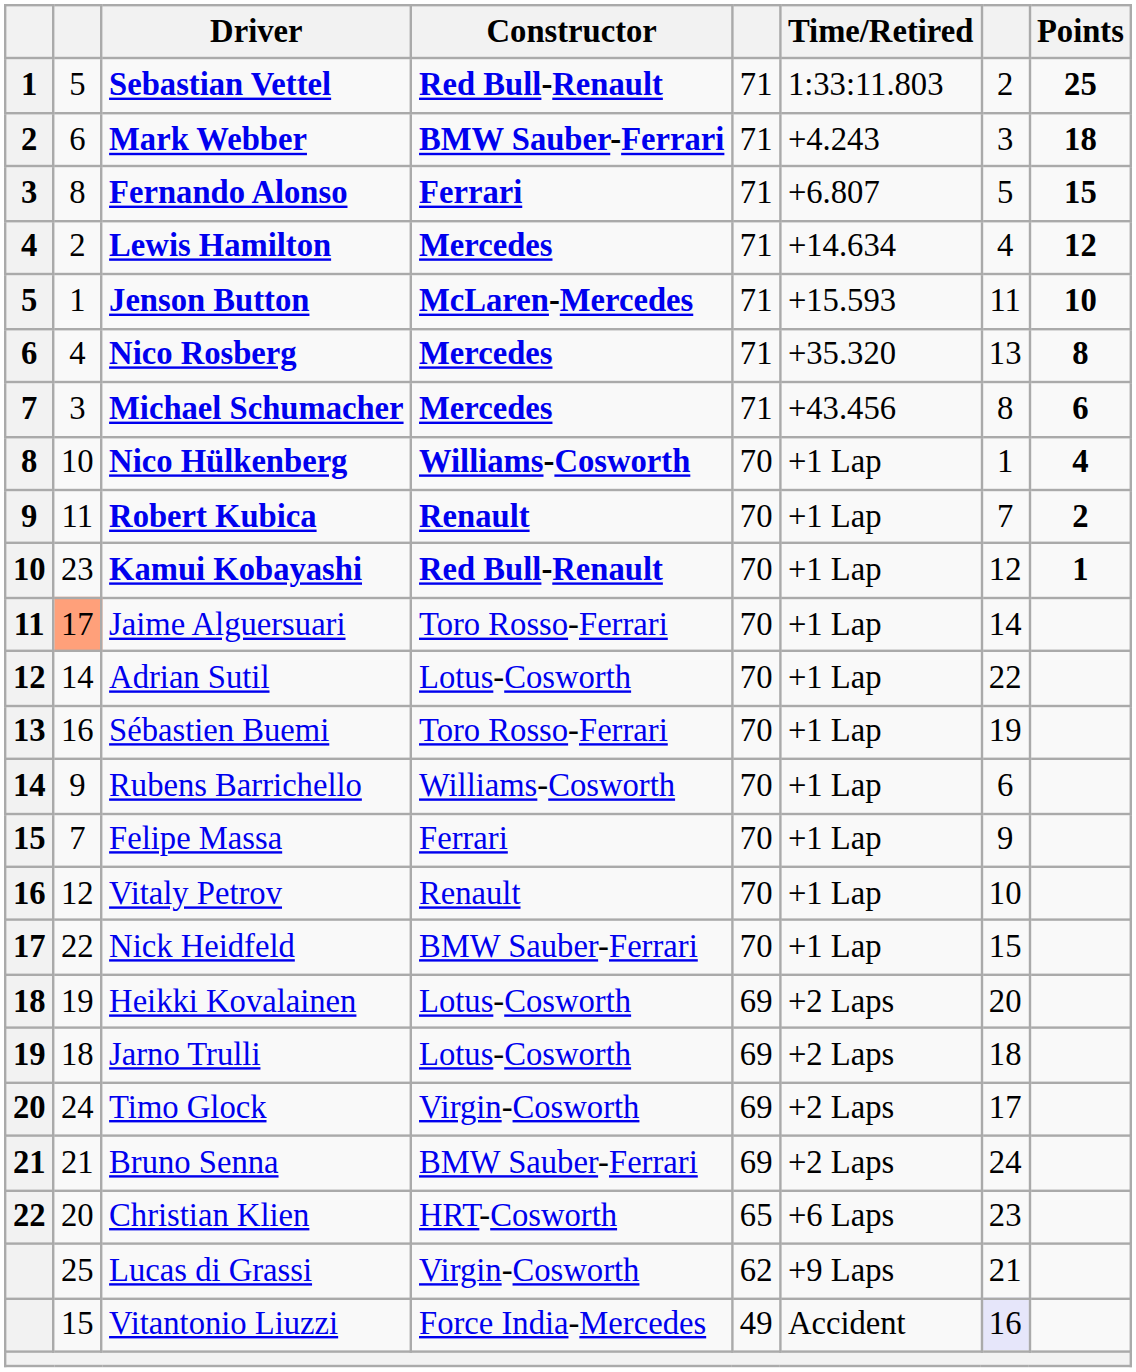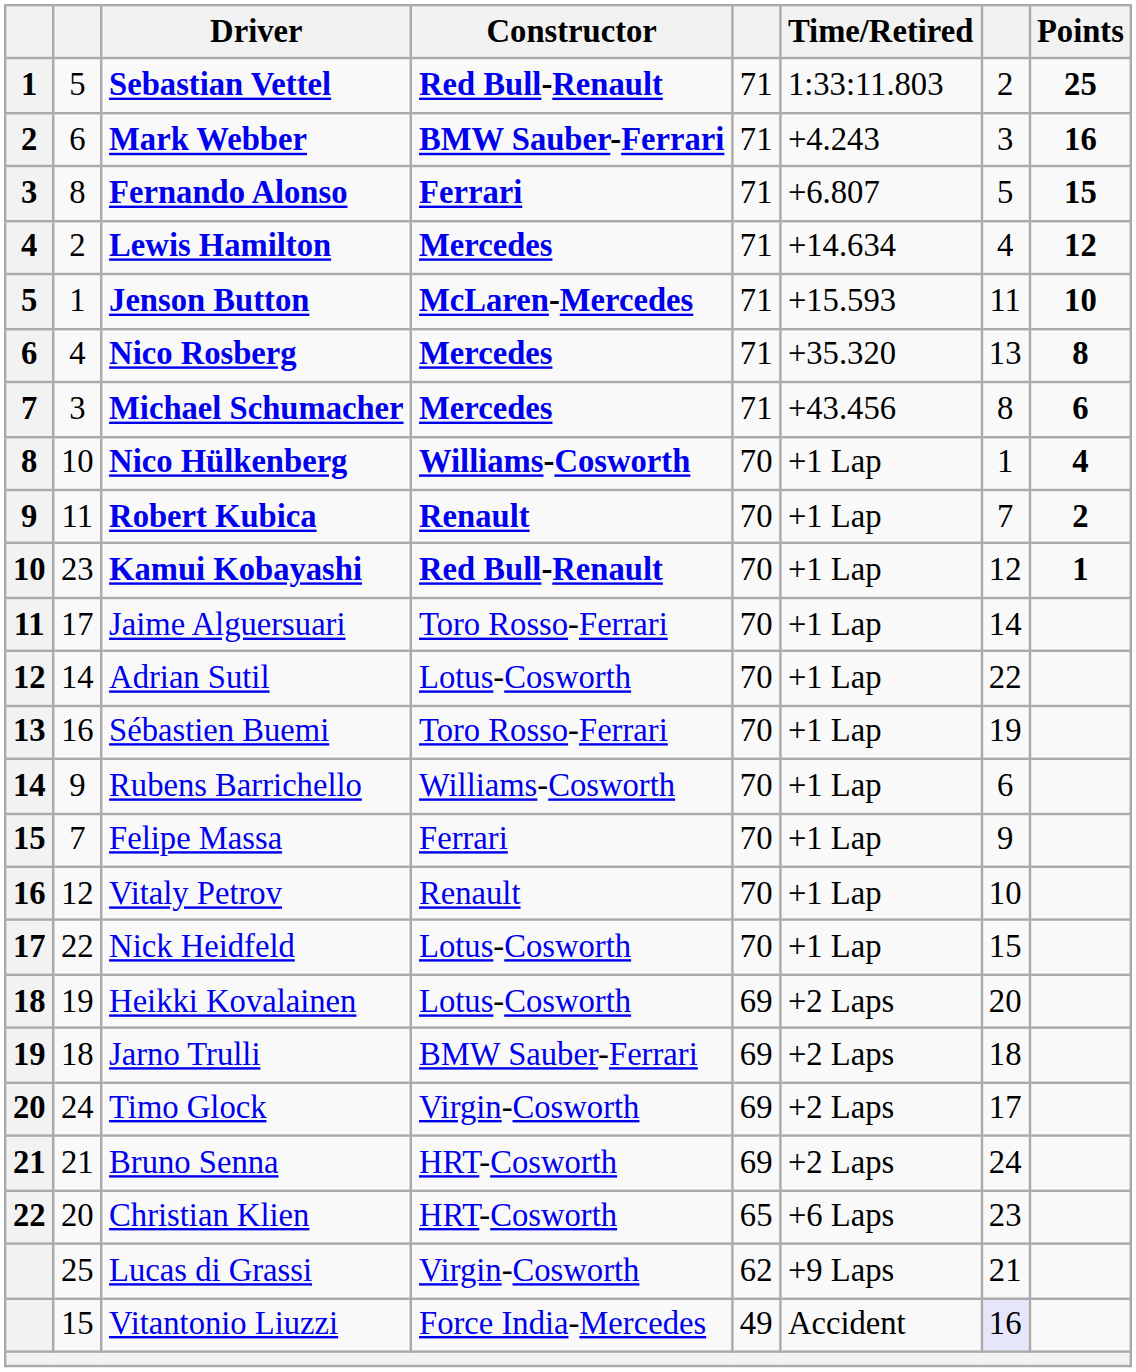(1080, 138) 18 -> (1080, 138) 16
(77, 623) lightsalmon background -> (77, 623) no background
(558, 946) BMW Sauber-Ferrari -> (525, 946) Lotus-Cosworth
(525, 1054) Lotus-Cosworth -> (558, 1054) BMW Sauber-Ferrari
(558, 1161) BMW Sauber-Ferrari -> (518, 1161) HRT-Cosworth
